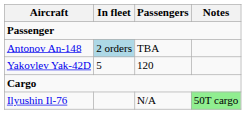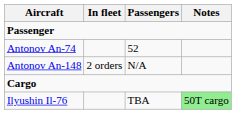+ row: (41, 48)
(114, 48) lightblue background -> (104, 65) no background
(148, 48) TBA -> (137, 65) N/A
- row: (49, 65)
(147, 100) N/A -> (138, 100) TBA
